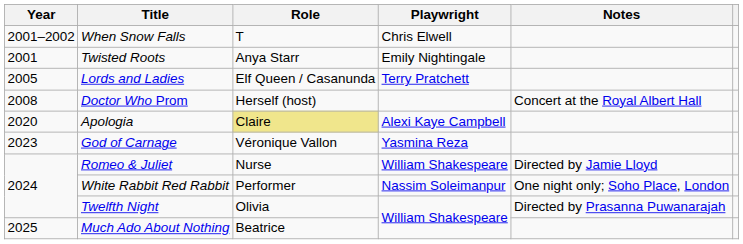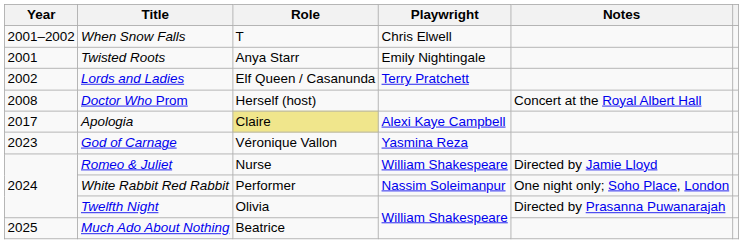(22, 79) 2005 -> (22, 79) 2002
(22, 121) 2020 -> (22, 121) 2017
